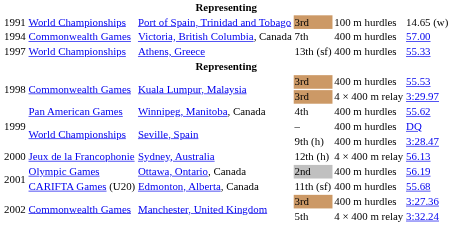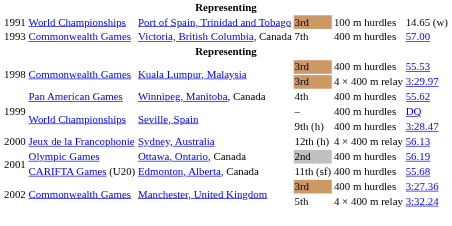(15, 37) 1994 -> (15, 37) 1993
- row: (171, 52)
